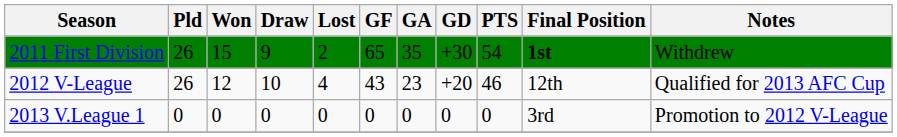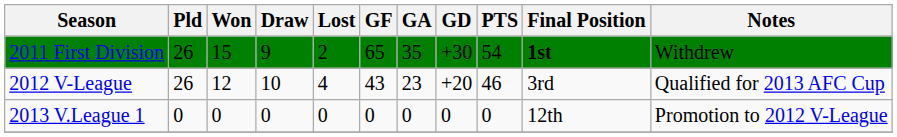(545, 83) 12th -> (541, 83) 3rd
(541, 115) 3rd -> (545, 115) 12th
